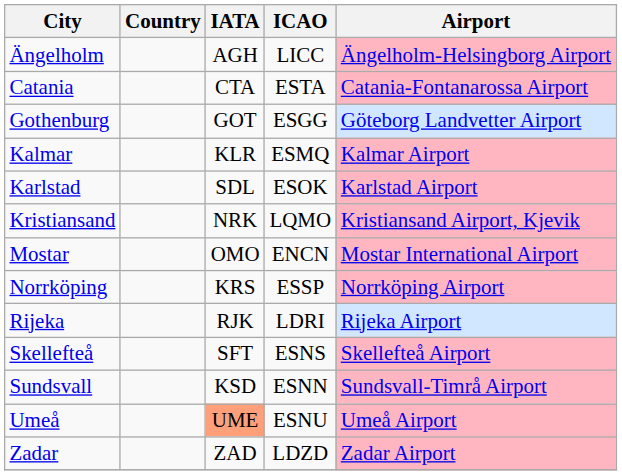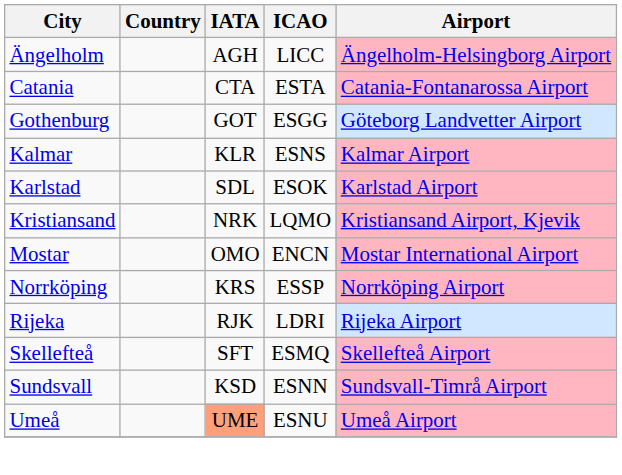(300, 154) ESMQ -> (300, 154) ESNS
(300, 353) ESNS -> (300, 353) ESMQ
- row: (34, 453)
